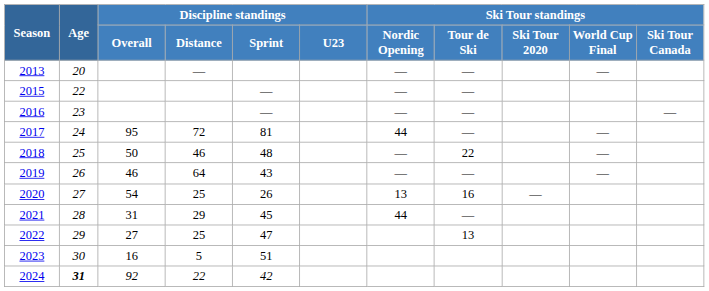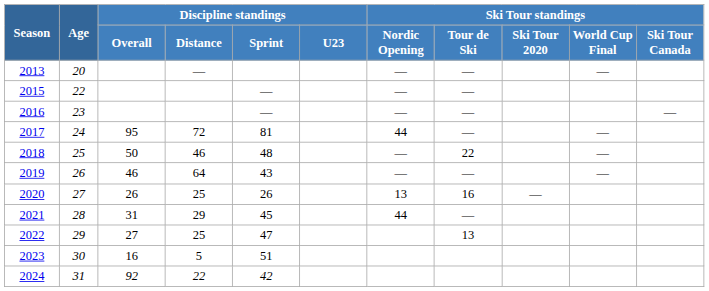(132, 194) 54 -> (132, 194) 26
(79, 276) bold -> (79, 276) normal
